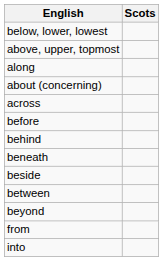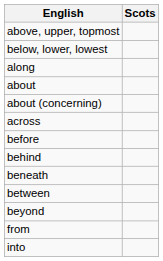rows swapped: (63, 49) <-> (57, 31)
+ row: (21, 85)
- row: (24, 175)
